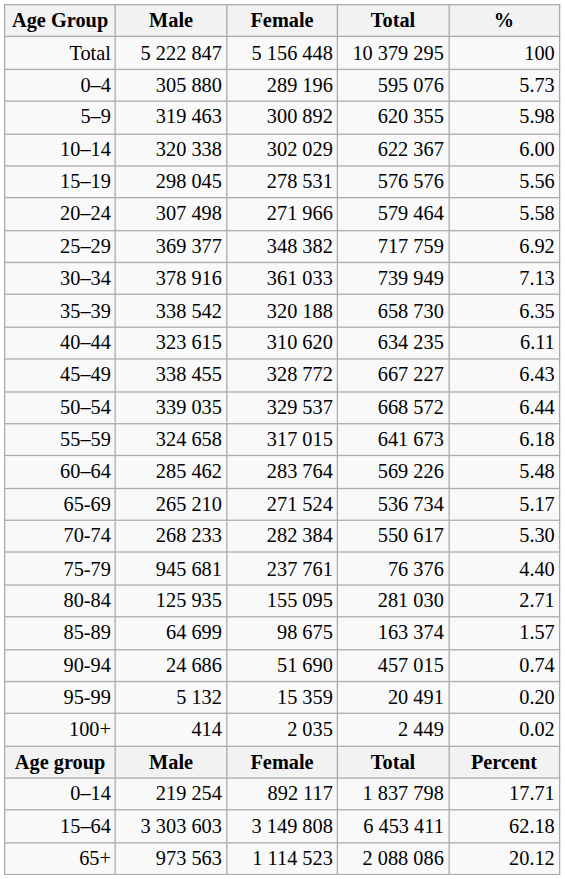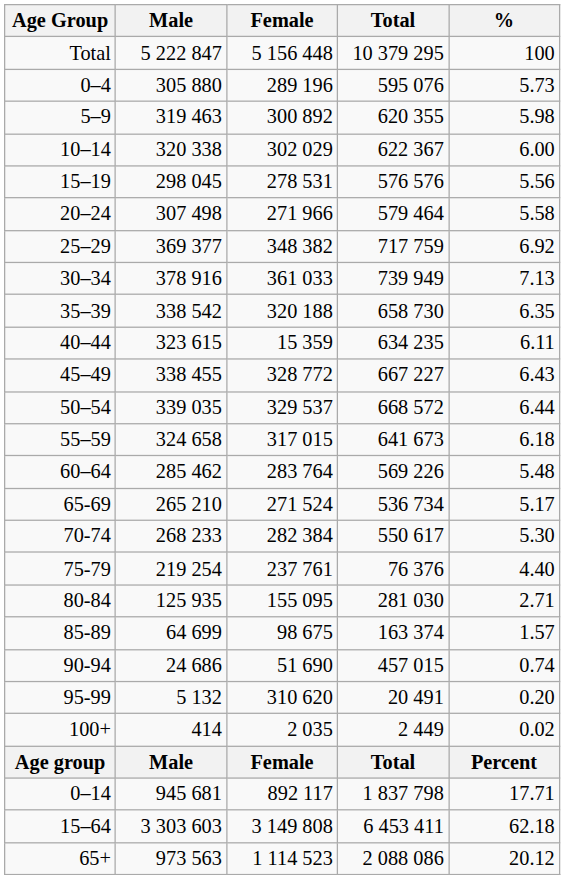(300, 342) 310 620 -> (305, 342) 15 359
(189, 568) 945 681 -> (189, 568) 219 254
(305, 697) 15 359 -> (300, 697) 310 620
(189, 794) 219 254 -> (189, 794) 945 681
